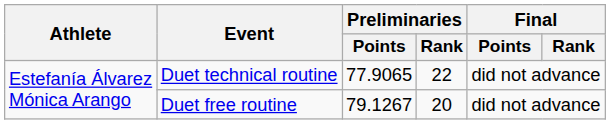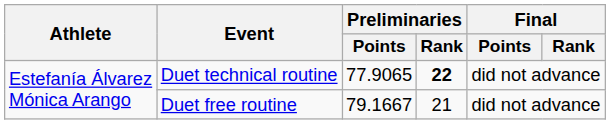(442, 76) normal -> (442, 76) bold
(379, 105) 79.1267 -> (379, 105) 79.1667
(442, 105) 20 -> (442, 105) 21
